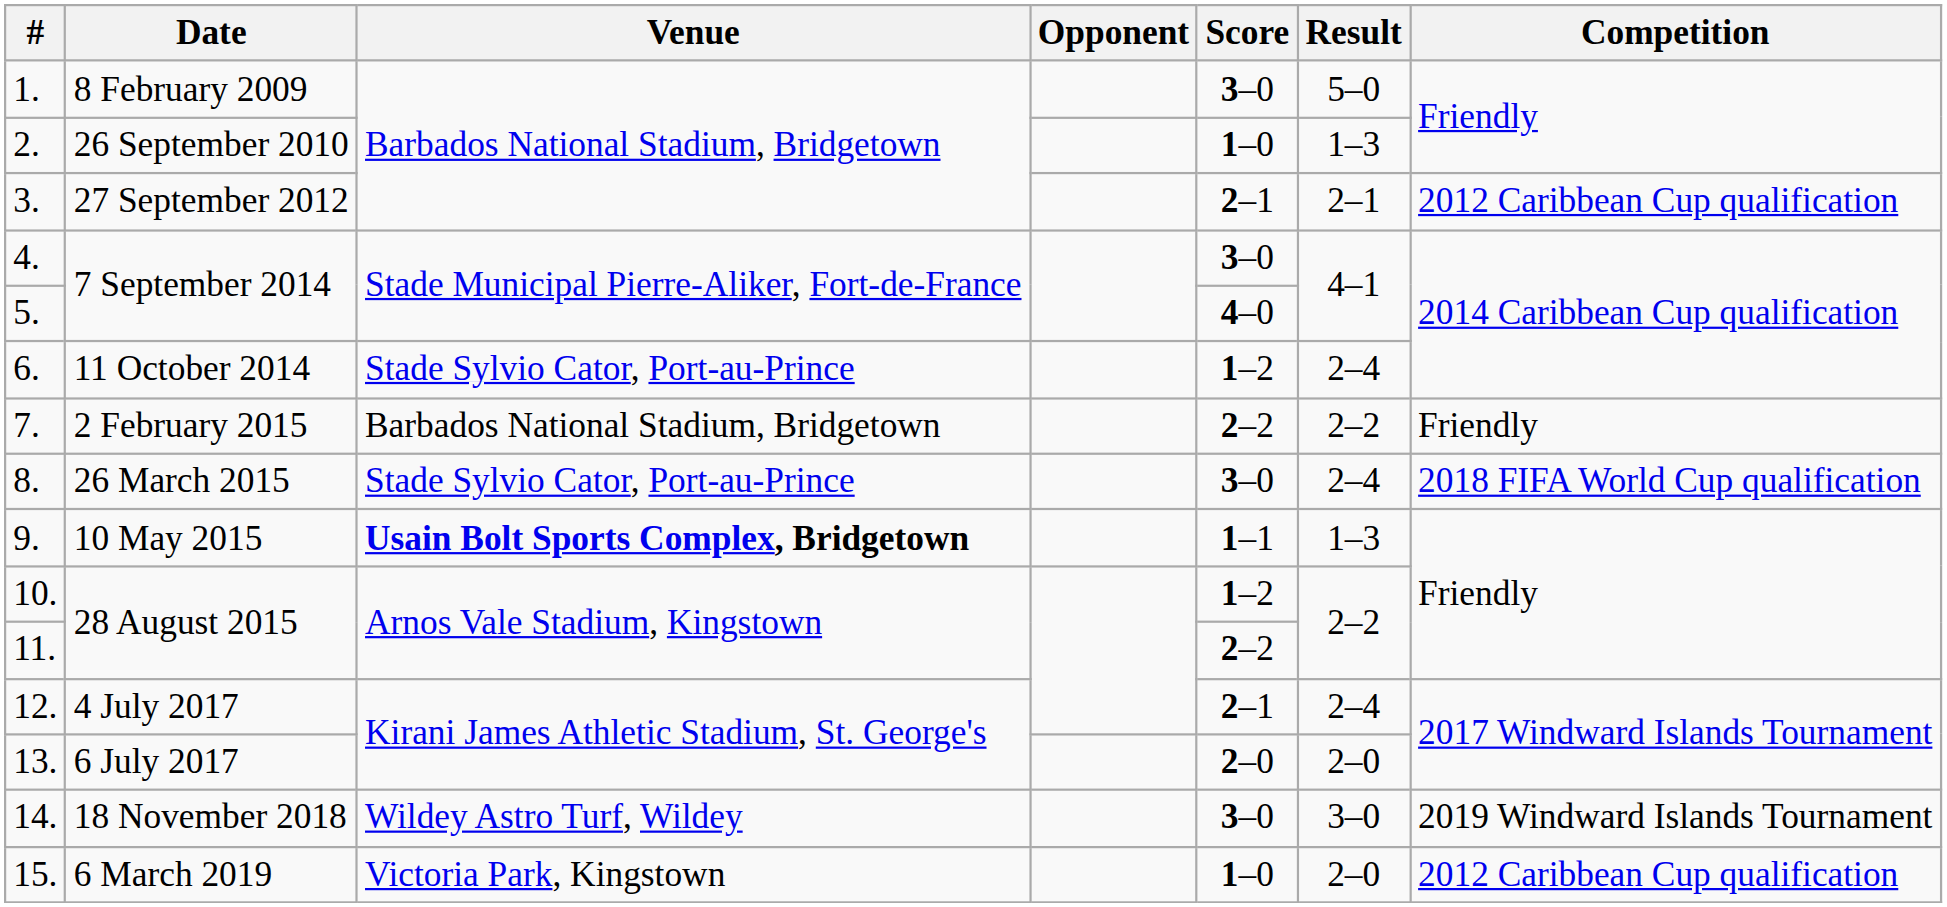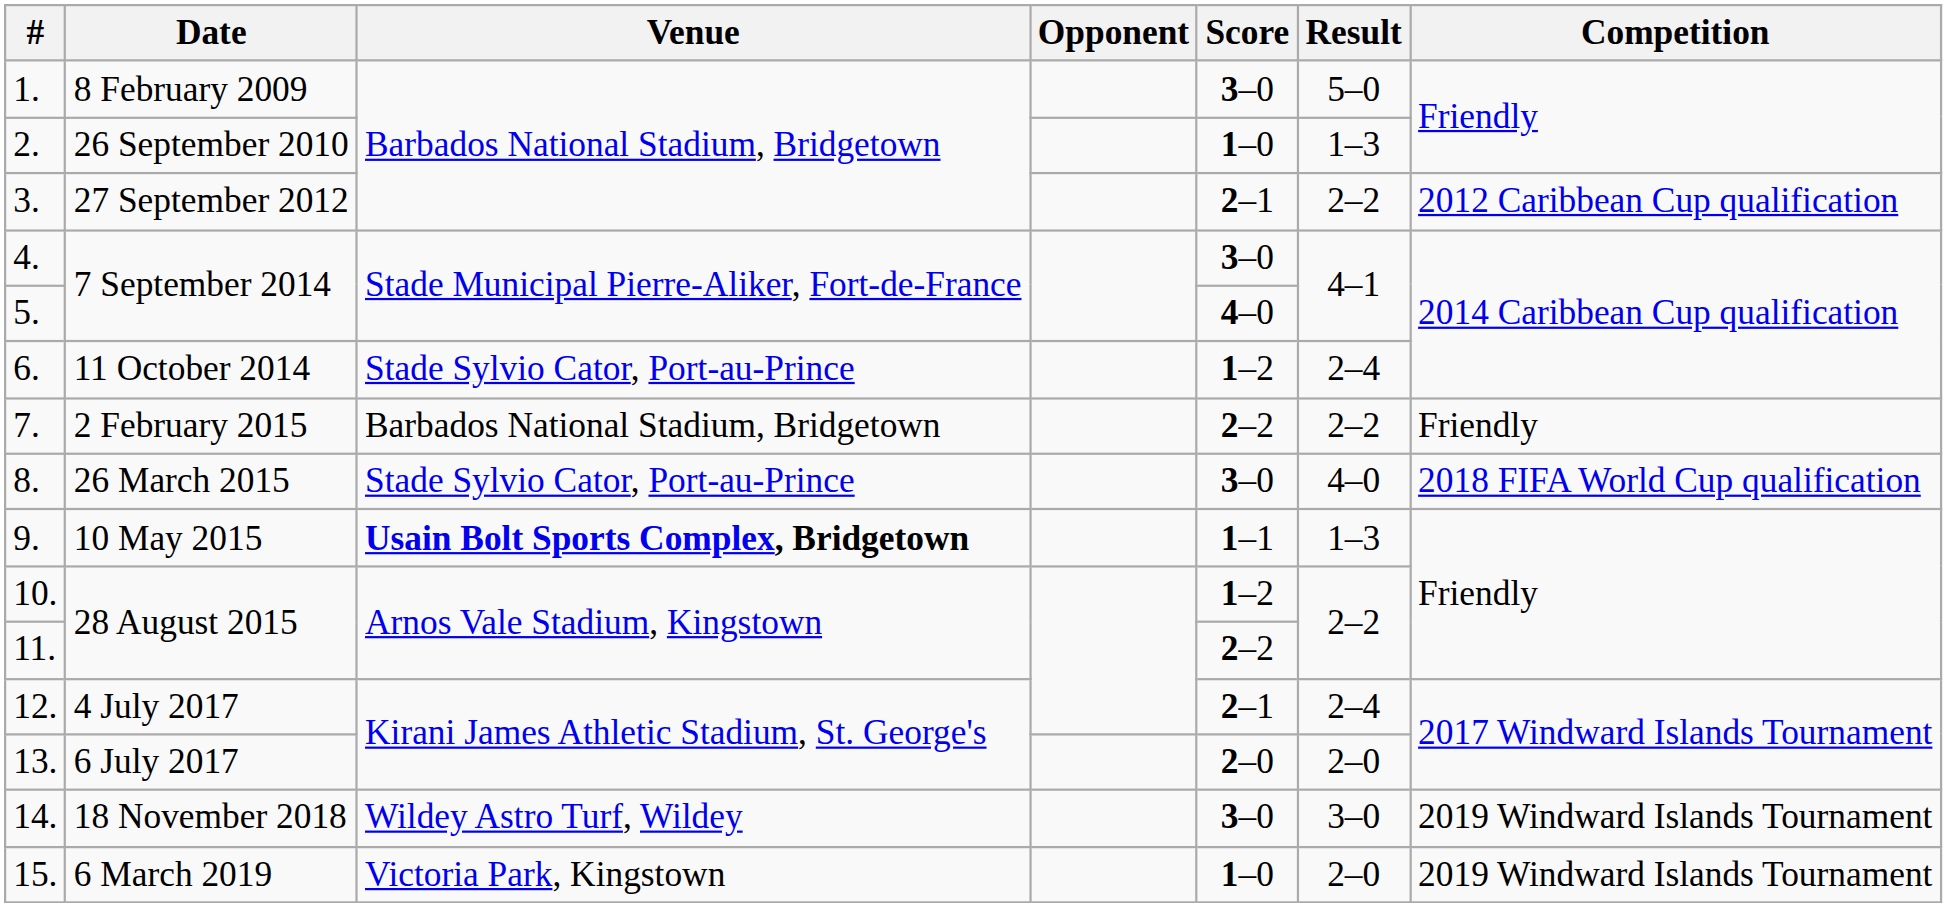(1354, 200) 2–1 -> (1354, 200) 2–2
(1354, 481) 2–4 -> (1354, 481) 4–0
(1658, 873) 2012 Caribbean Cup qualification -> (1675, 873) 2019 Windward Islands Tournament
